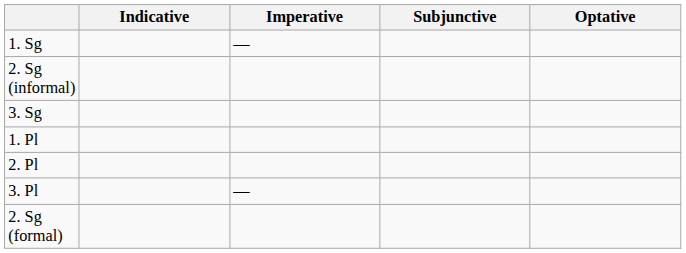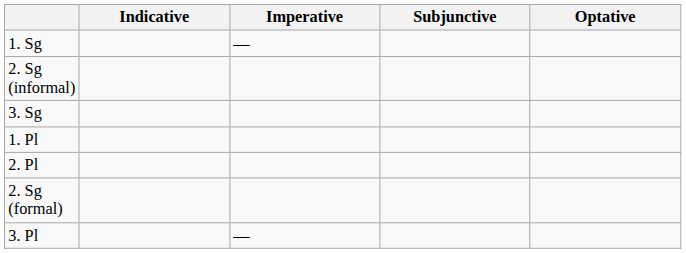rows swapped: (23, 191) <-> (35, 226)
